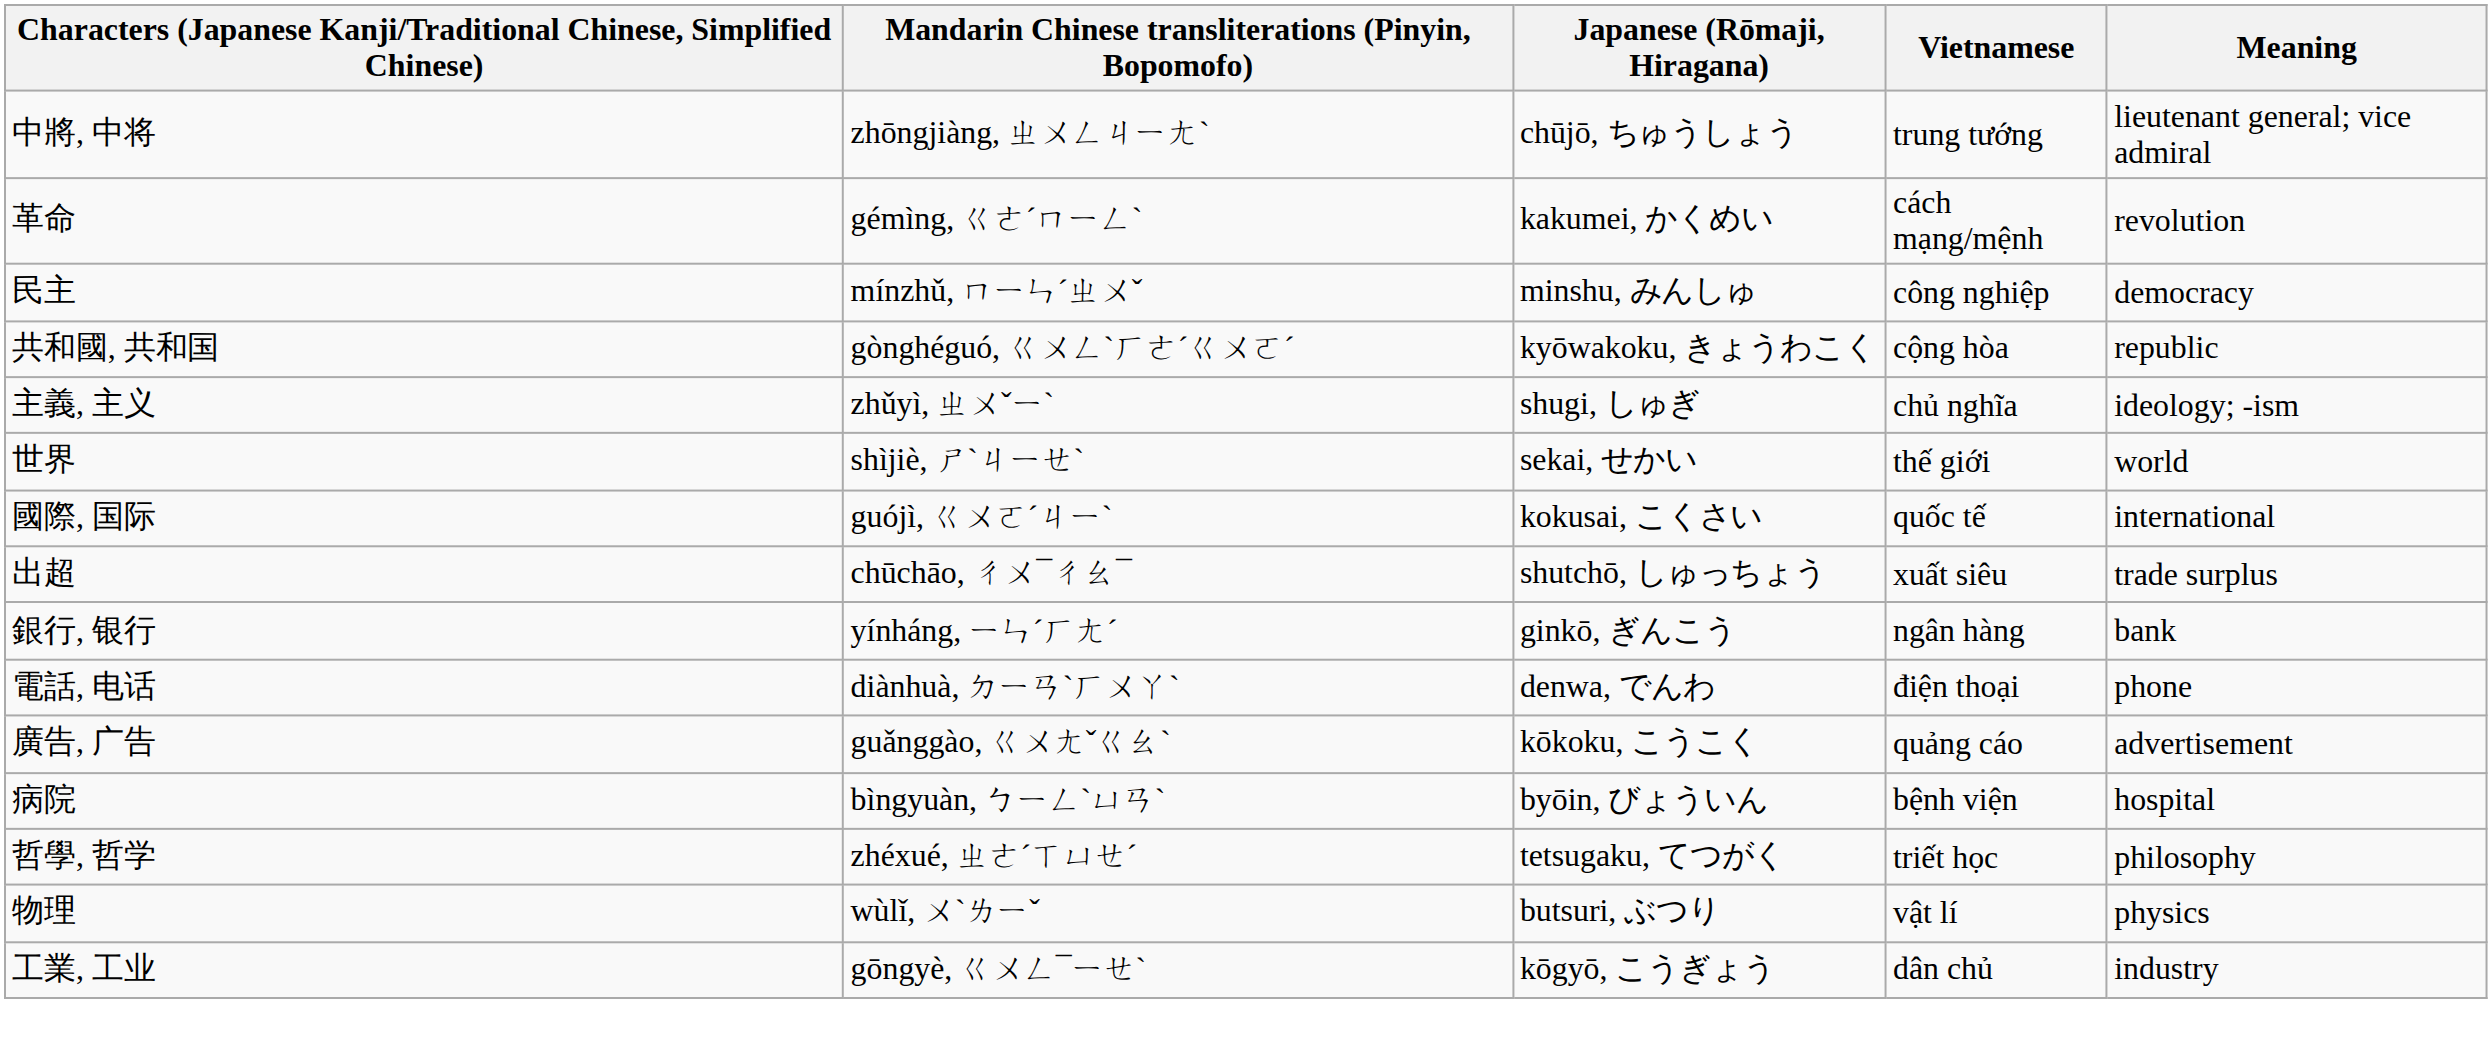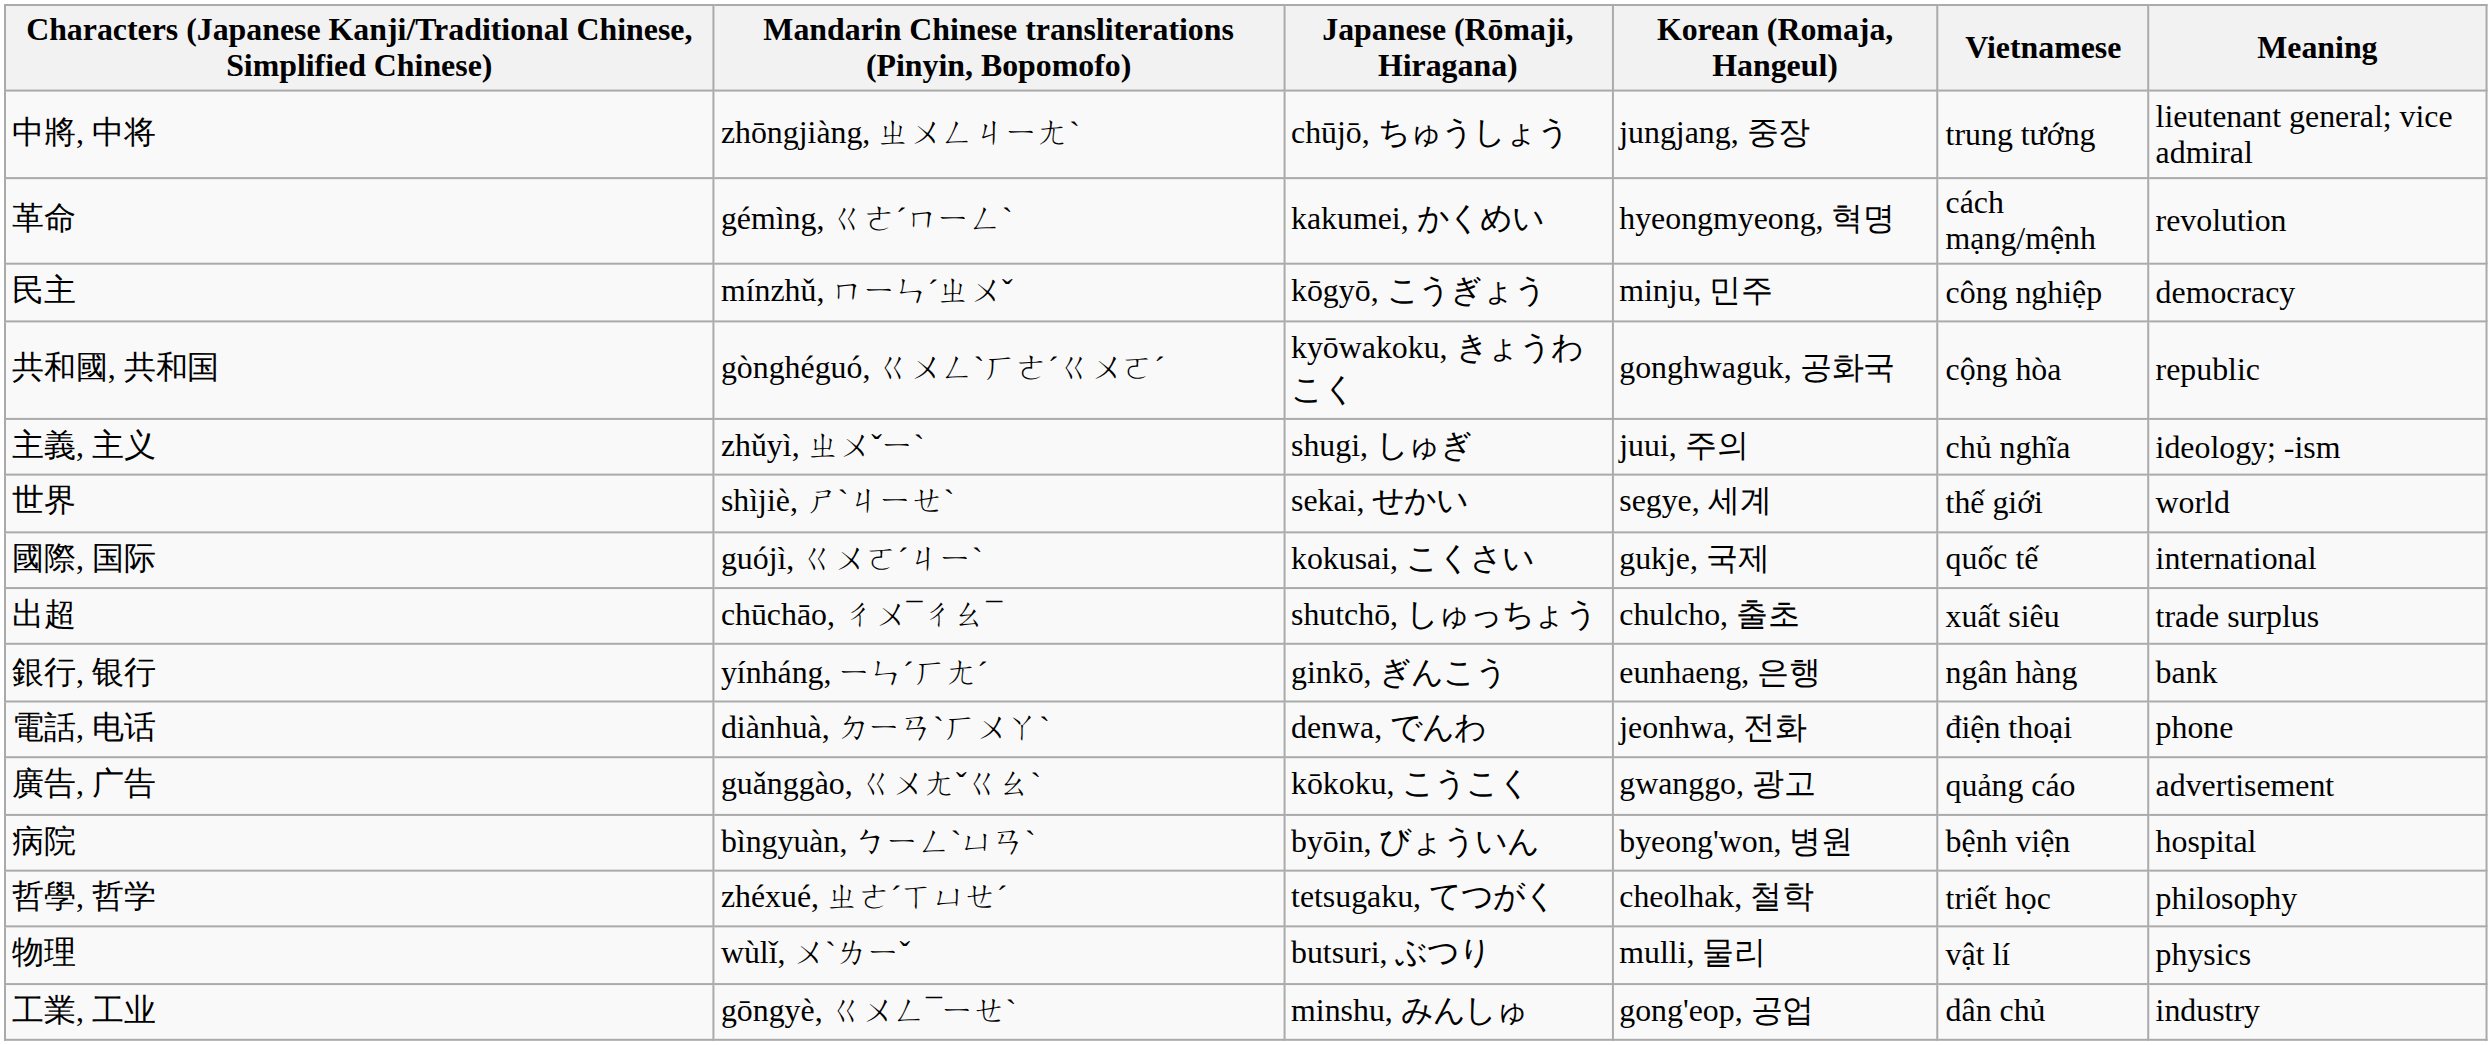+ column: (1775, 47)
(1638, 290) minshu, みんしゅ -> (1418, 290) kōgyō, こうぎょう
(1647, 968) kōgyō, こうぎょう -> (1410, 1010) minshu, みんしゅ
